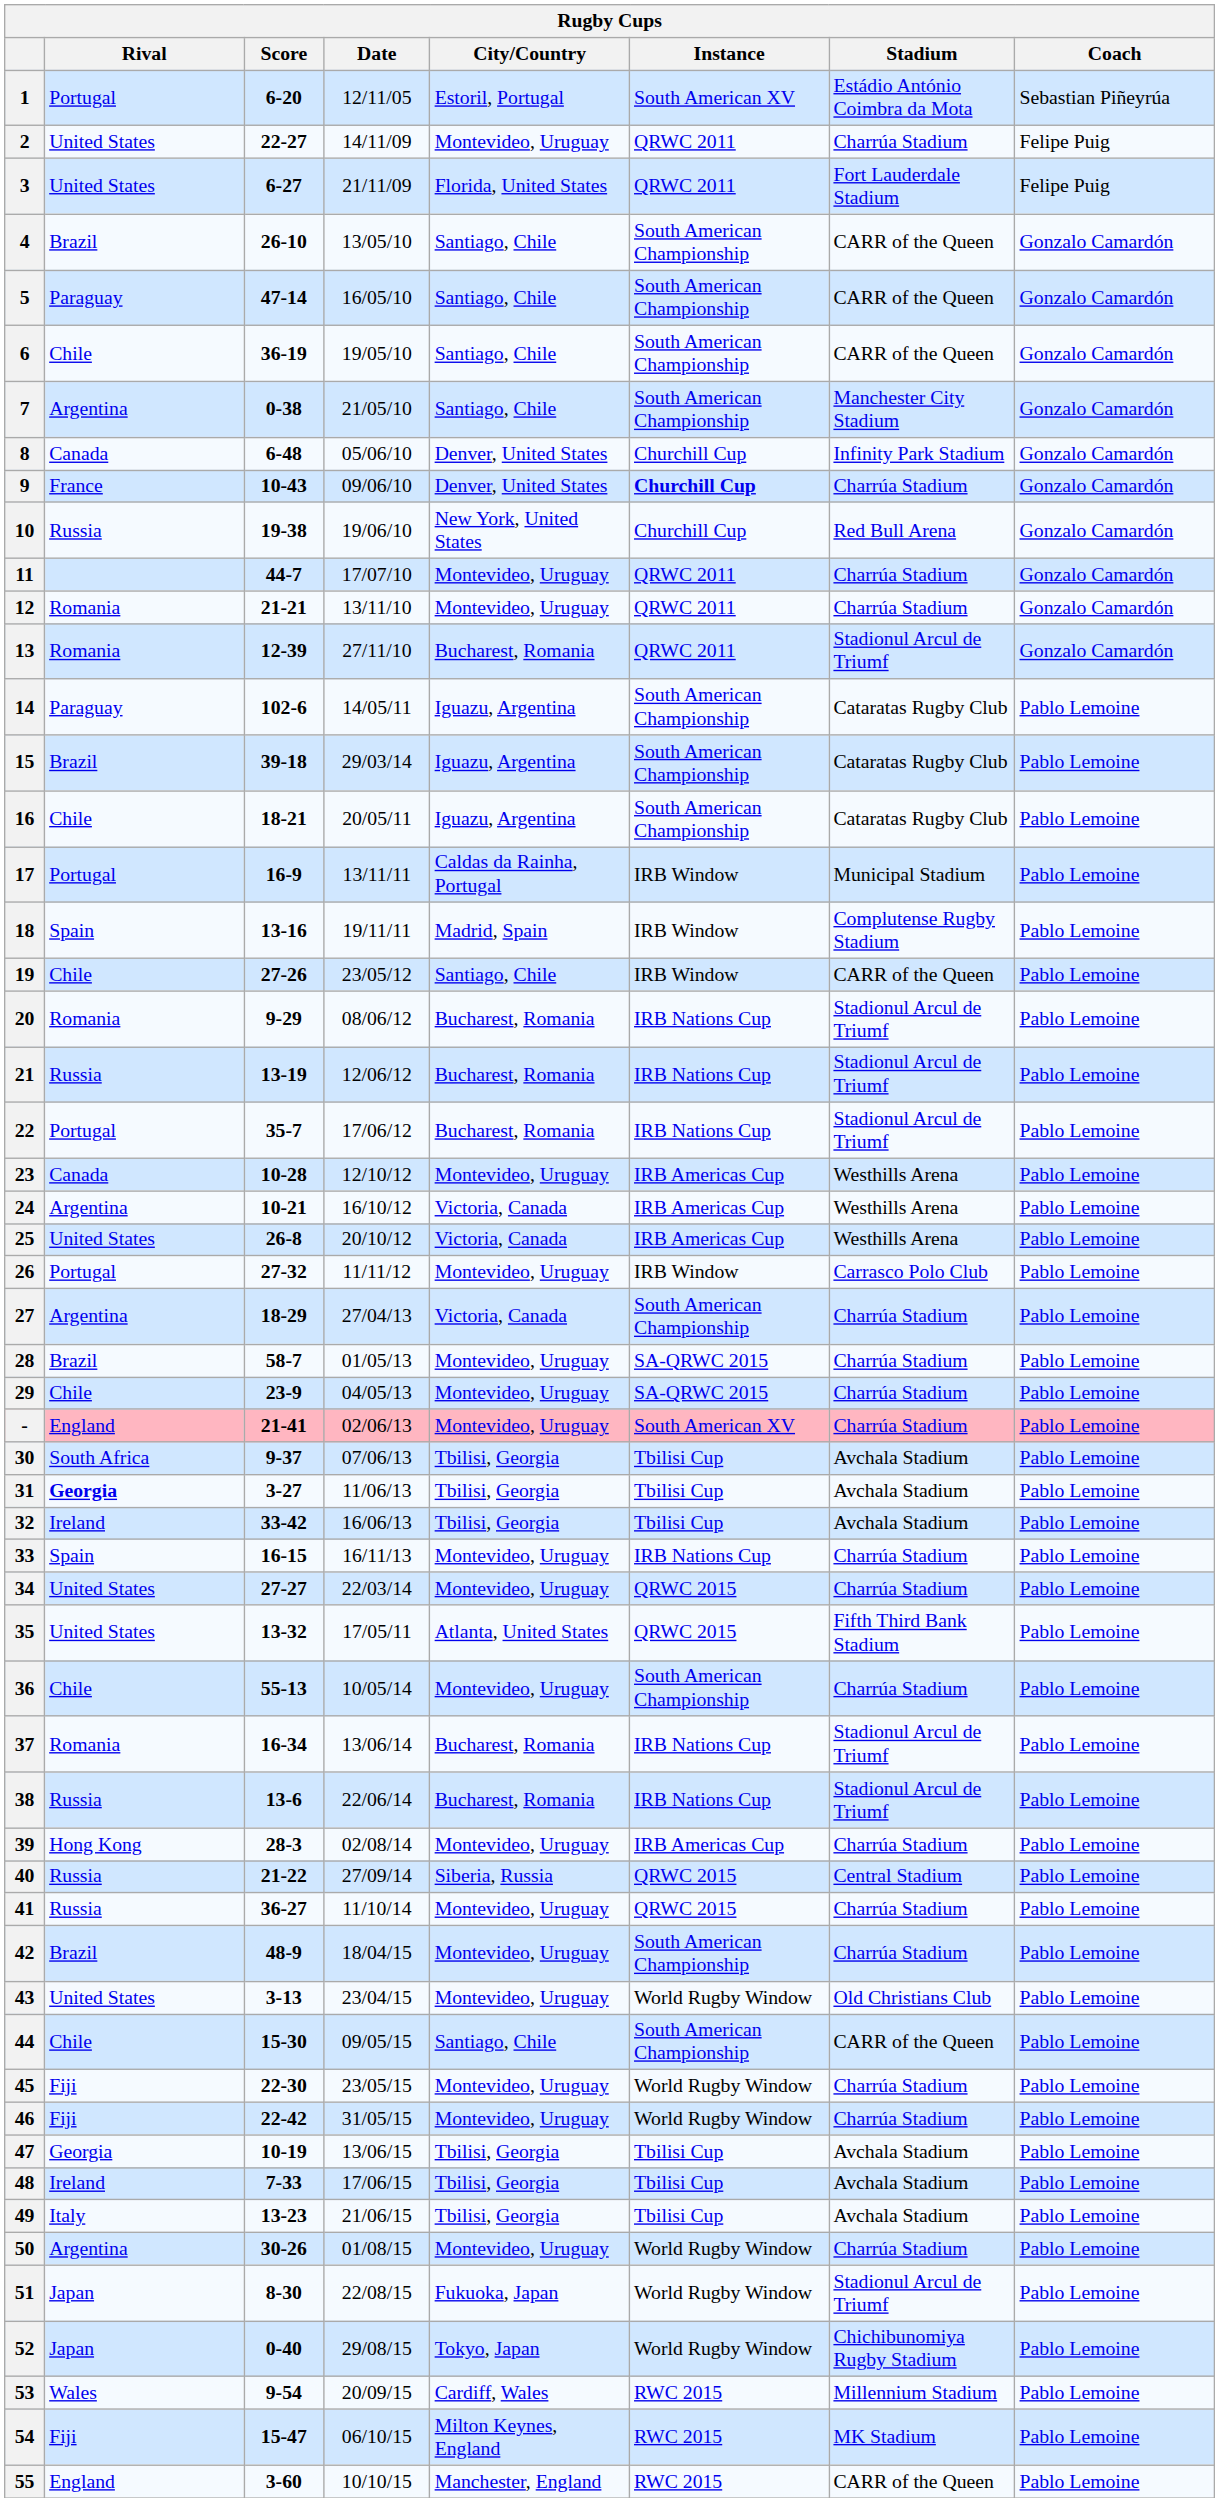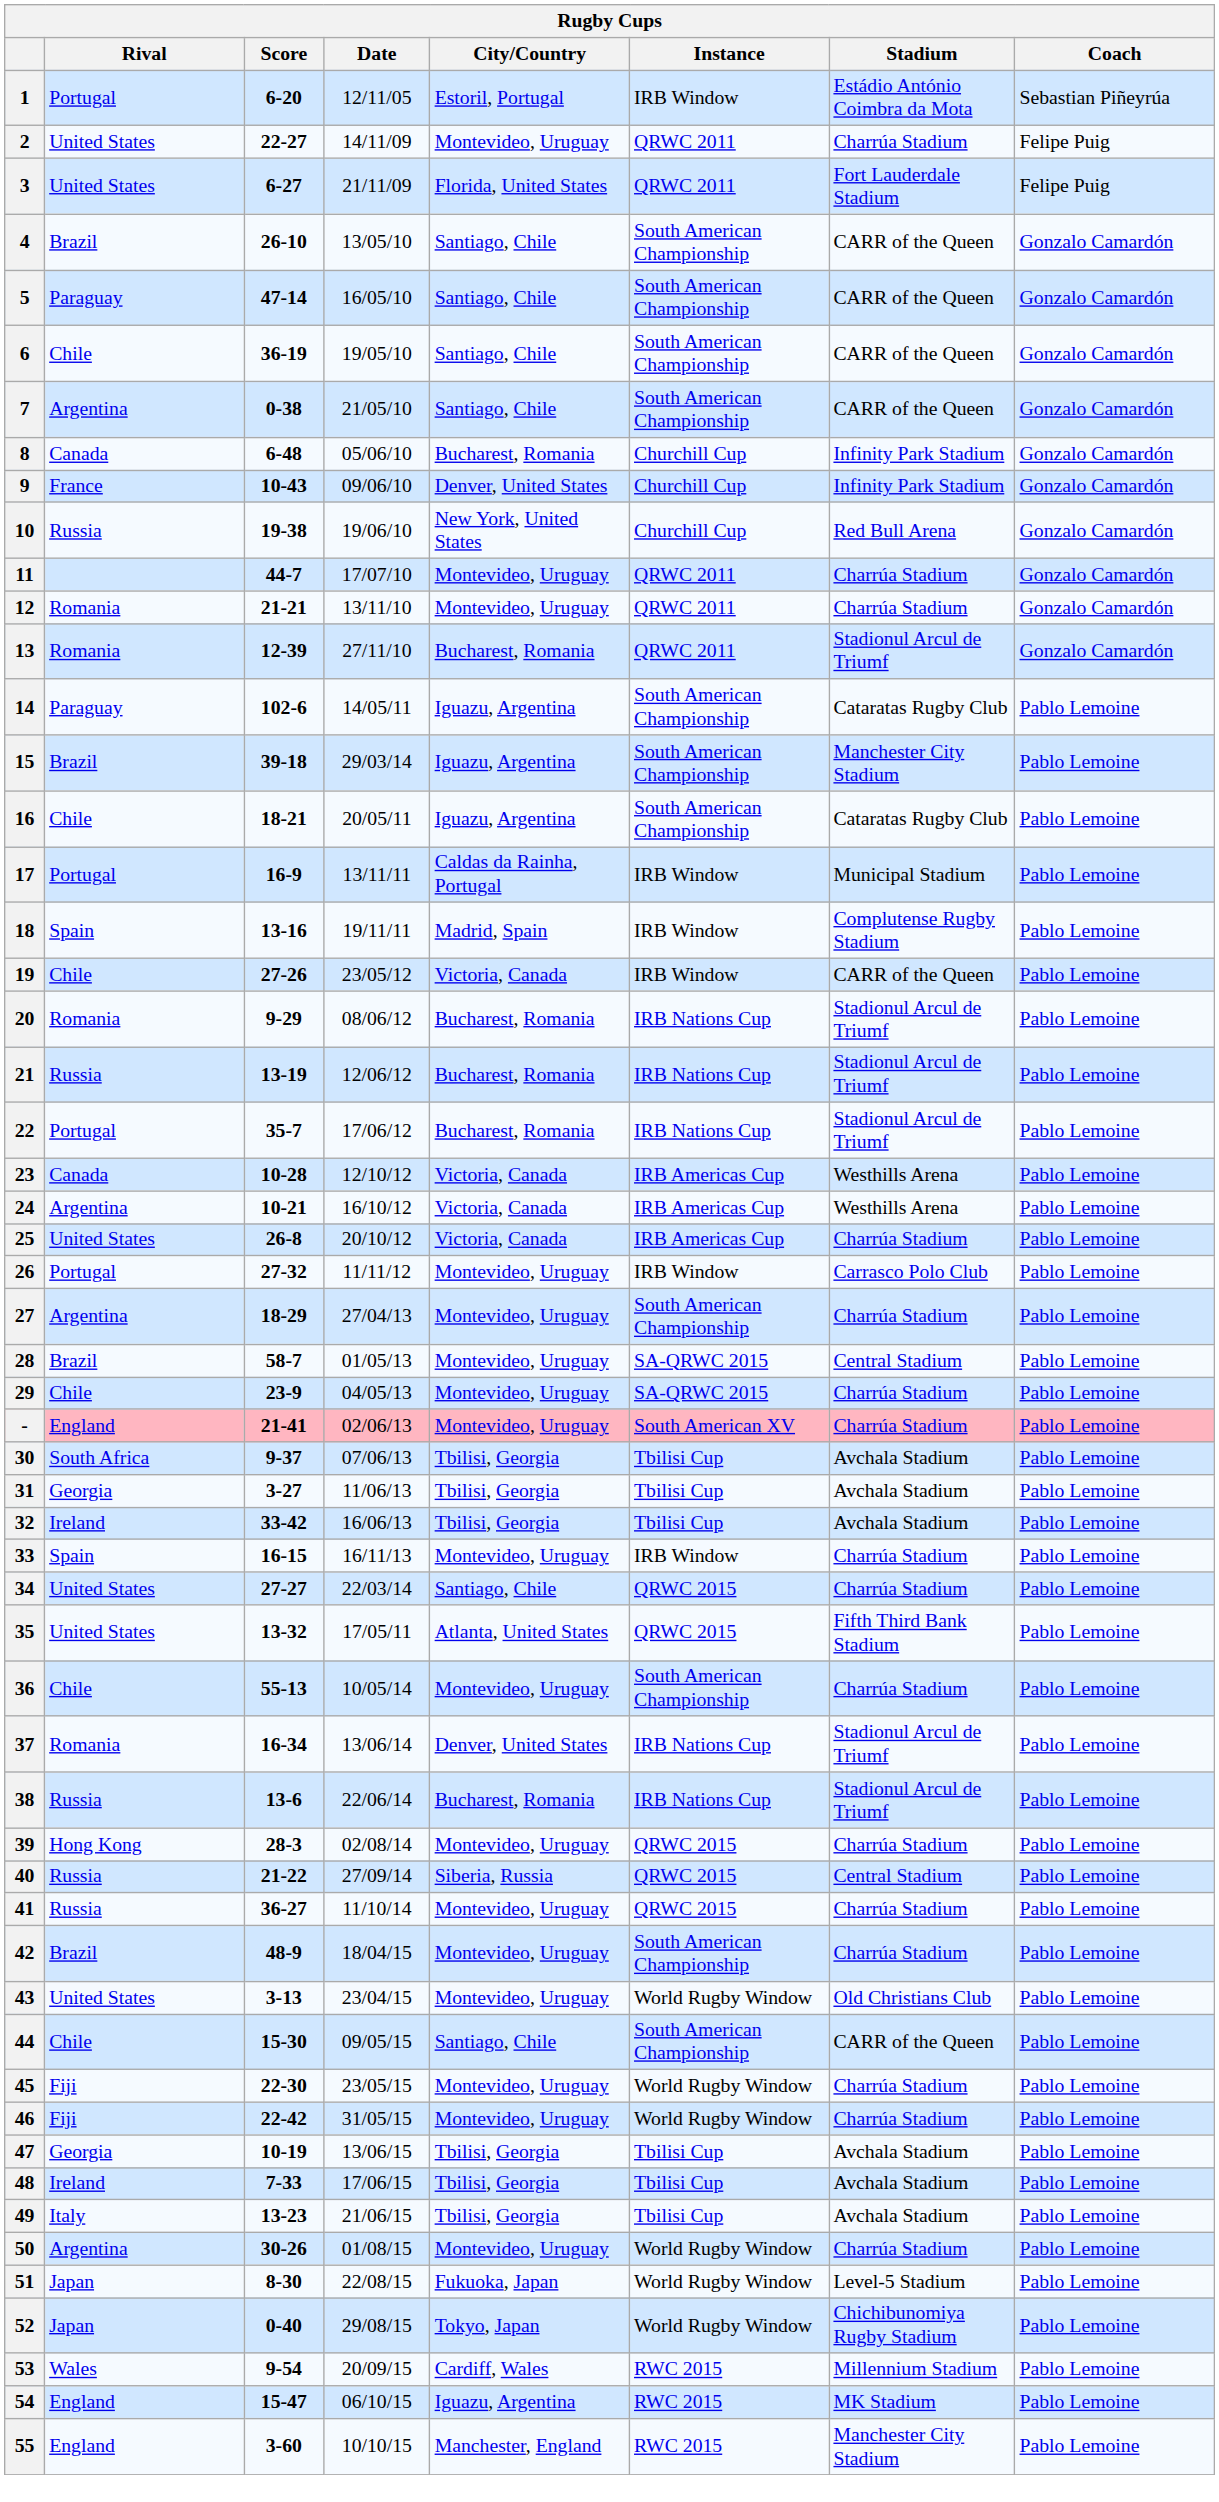(715, 97) South American XV -> (686, 97) IRB Window
(899, 409) Manchester City Stadium -> (914, 409) CARR of the Queen
(521, 453) Denver, United States -> (515, 453) Bucharest, Romania
(695, 486) bold -> (690, 486) normal
(901, 486) Charrúa Stadium -> (919, 486) Infinity Park Stadium
(920, 763) Cataratas Rugby Club -> (899, 763) Manchester City Stadium
(495, 974) Santiago, Chile -> (501, 974) Victoria, Canada
(522, 1174) Montevideo, Uruguay -> (501, 1174) Victoria, Canada
(896, 1239) Westhills Arena -> (901, 1239) Charrúa Stadium
(501, 1316) Victoria, Canada -> (522, 1316) Montevideo, Uruguay
(901, 1360) Charrúa Stadium -> (898, 1360) Central Stadium
(83, 1490) bold -> (81, 1490) normal
(702, 1555) IRB Nations Cup -> (686, 1555) IRB Window
(522, 1588) Montevideo, Uruguay -> (495, 1588) Santiago, Chile
(515, 1744) Bucharest, Romania -> (521, 1744) Denver, United States
(709, 1844) IRB Americas Cup -> (685, 1844) QRWC 2015
(907, 2292) Stadionul Arcul de Triumf -> (899, 2281) Level-5 Stadium
(63, 2437) Fiji -> (82, 2402) England
(496, 2437) Milton Keynes, England -> (505, 2402) Iguazu, Argentina
(914, 2481) CARR of the Queen -> (899, 2446) Manchester City Stadium
